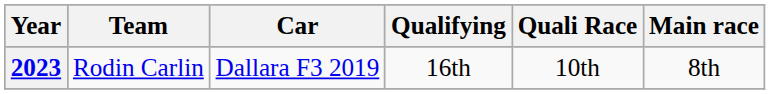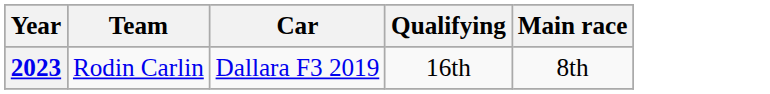- column: (577, 25)
